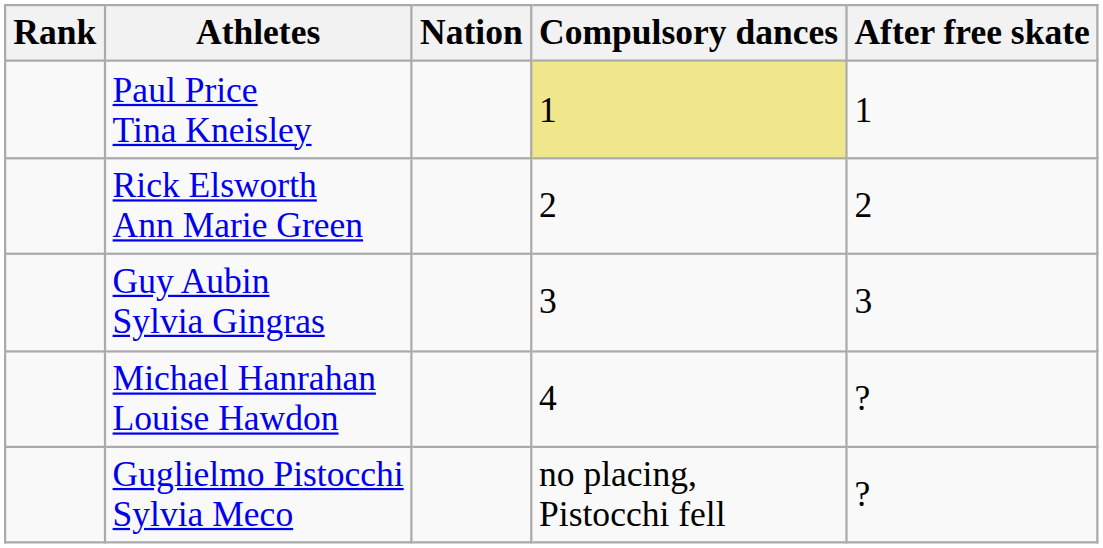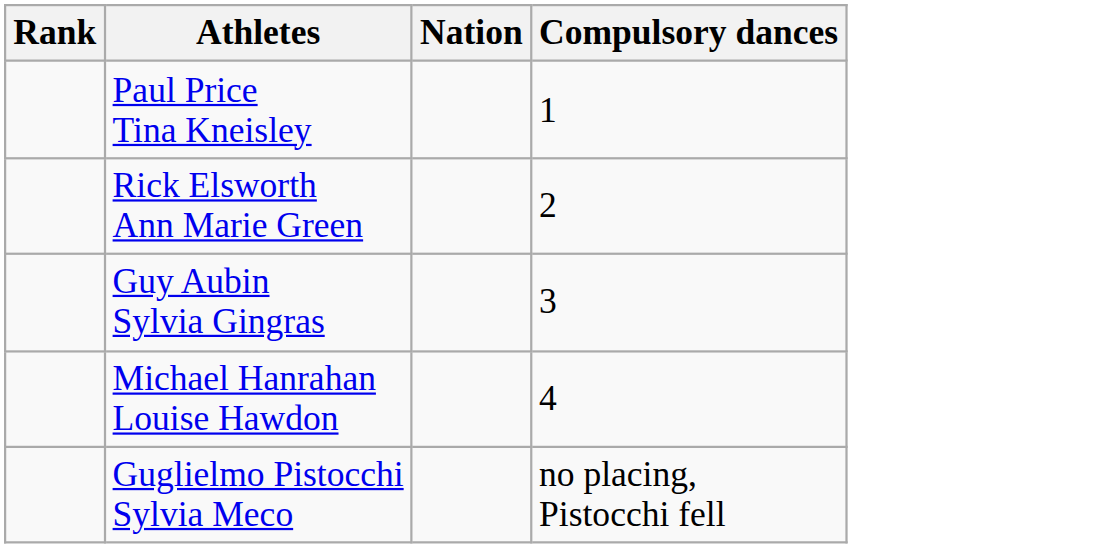- column: (972, 32)
(548, 108) khaki background -> (548, 108) no background
